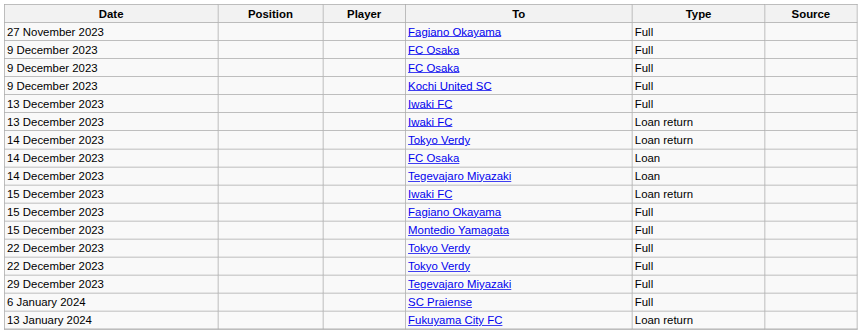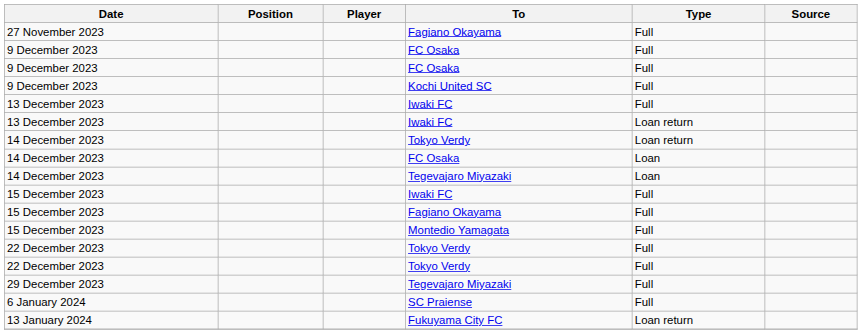(664, 194) Loan return -> (644, 194) Full
